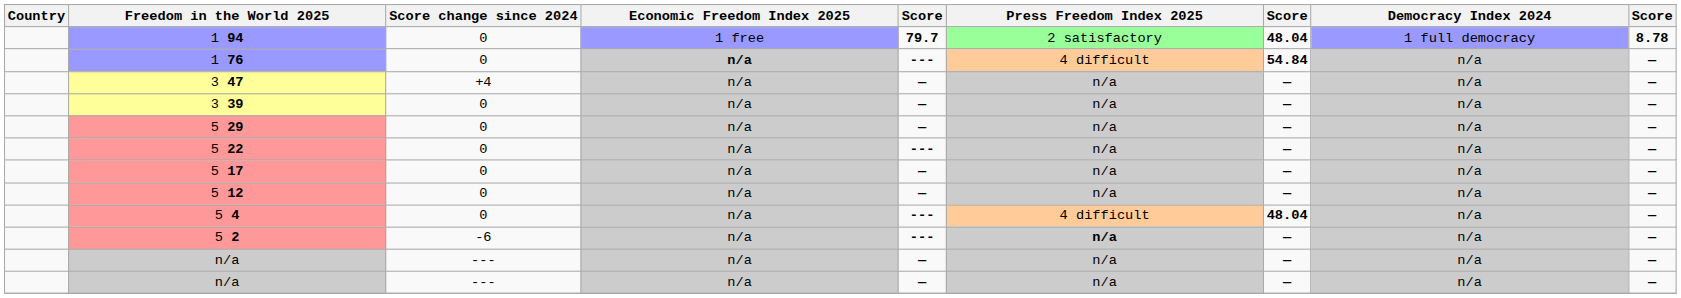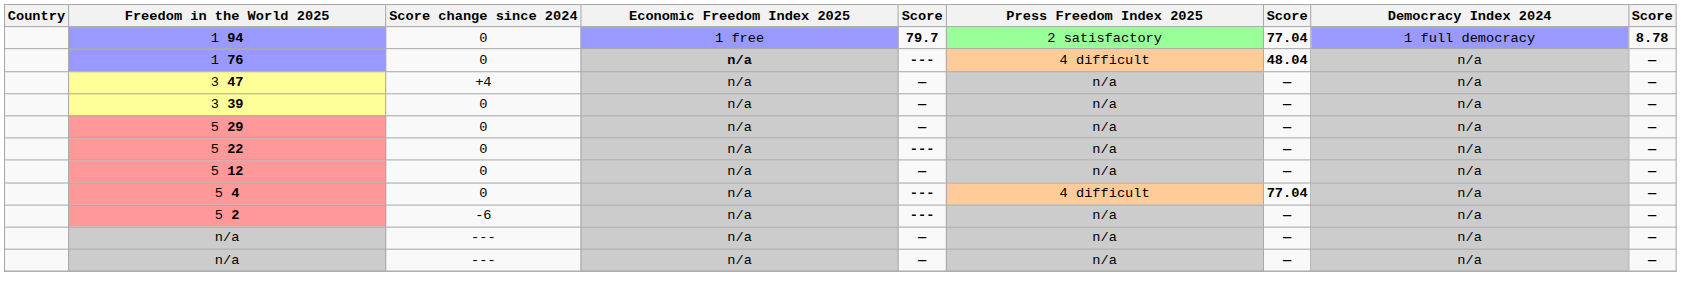(1287, 38) 48.04 -> (1287, 38) 77.04
(1287, 60) 54.84 -> (1287, 60) 48.04
- row: (227, 171)
(1287, 216) 48.04 -> (1287, 194) 77.04
(1105, 238) bold -> (1105, 216) normal
